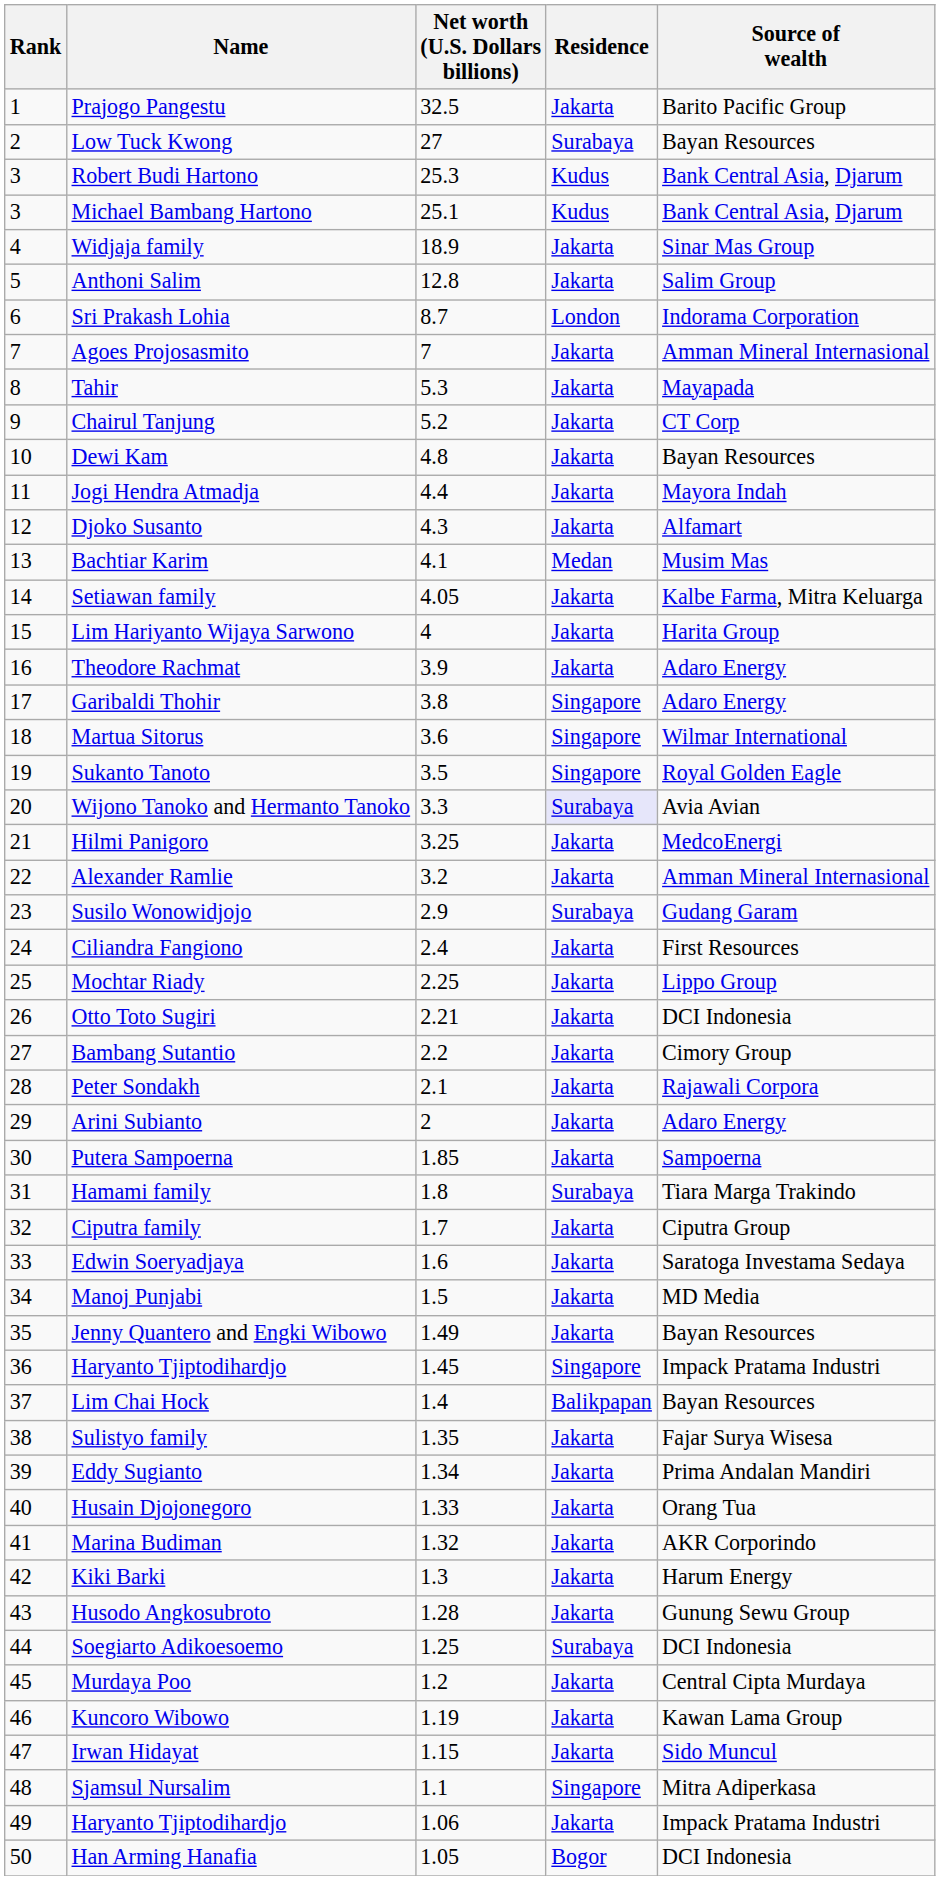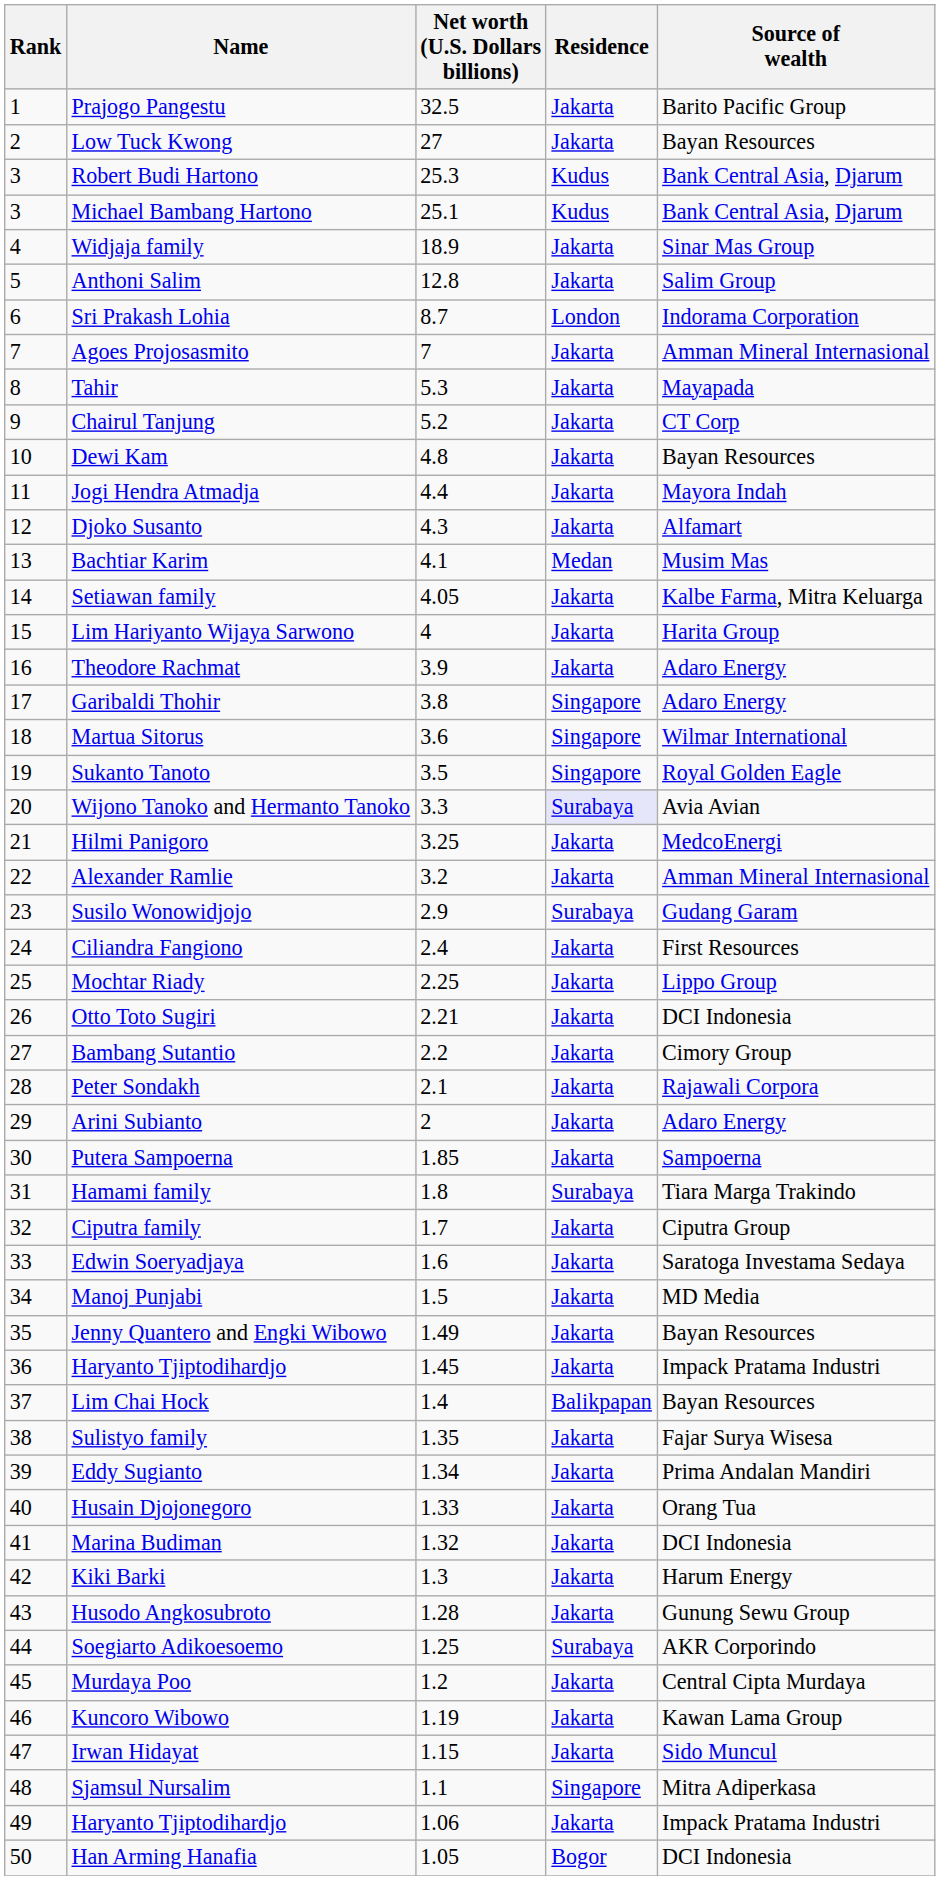(592, 141) Surabaya -> (583, 141) Jakarta
(596, 1367) Singapore -> (583, 1367) Jakarta
(739, 1542) AKR Corporindo -> (727, 1542) DCI Indonesia
(727, 1647) DCI Indonesia -> (739, 1647) AKR Corporindo
